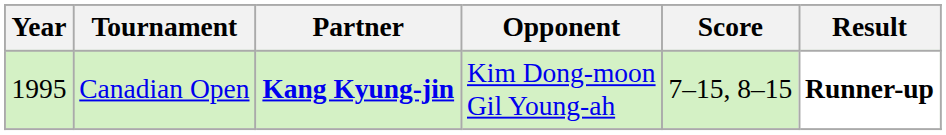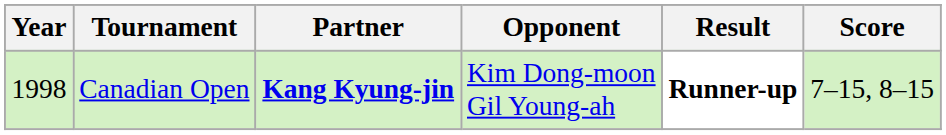columns swapped: (730, 27) <-> (869, 27)
(39, 89) 1995 -> (39, 89) 1998
